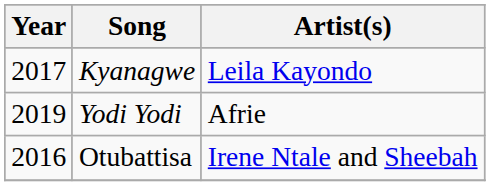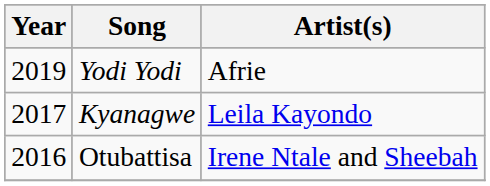rows swapped: (130, 113) <-> (137, 69)
